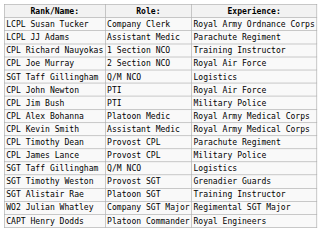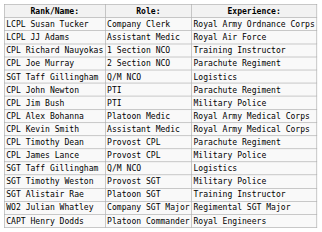(237, 37) Parachute Regiment -> (230, 37) Royal Air Force
(230, 63) Royal Air Force -> (237, 63) Parachute Regiment
(230, 90) Royal Air Force -> (237, 90) Parachute Regiment
(232, 182) Grenadier Guards -> (230, 182) Military Police
